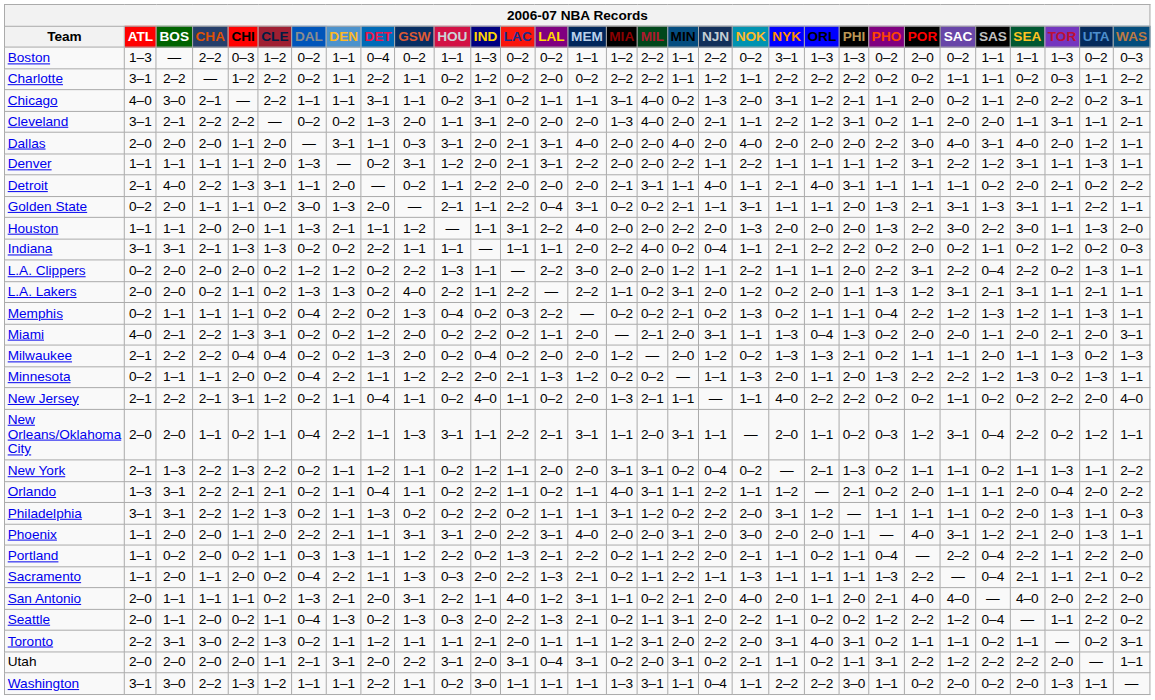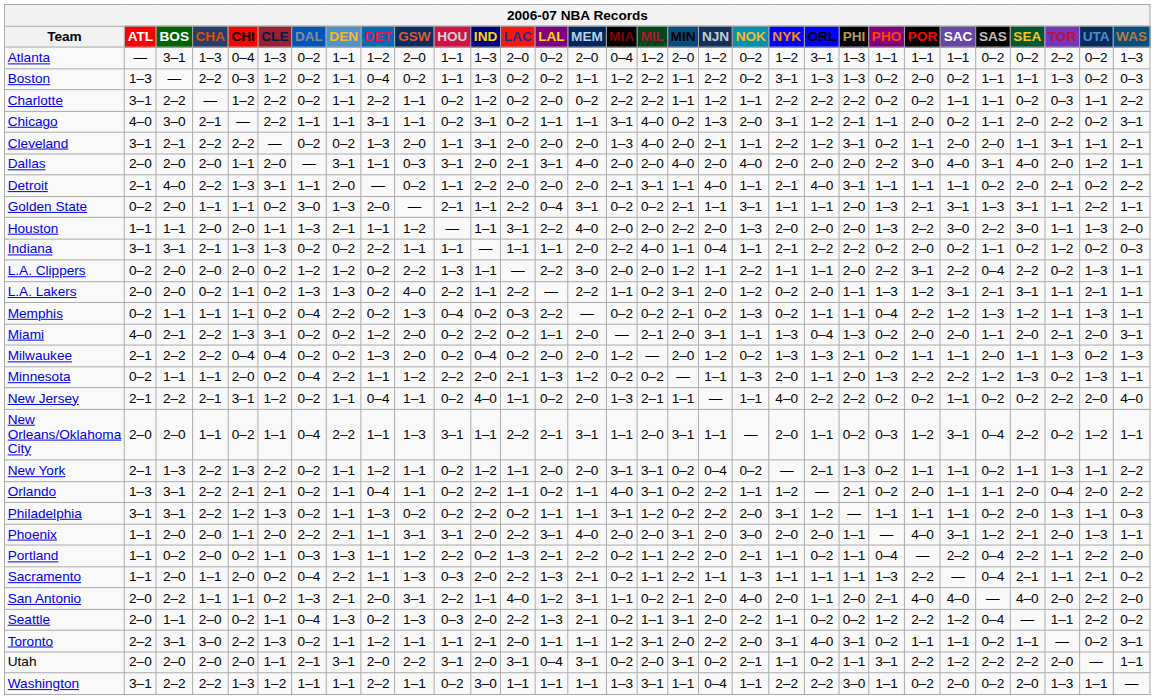+ row: (29, 57)
- row: (30, 164)
(683, 249) 0–2 -> (683, 249) 1–1
(683, 492) 1–1 -> (683, 492) 0–2
(174, 598) 1–1 -> (174, 598) 2–2
(174, 683) 3–0 -> (174, 683) 2–2
